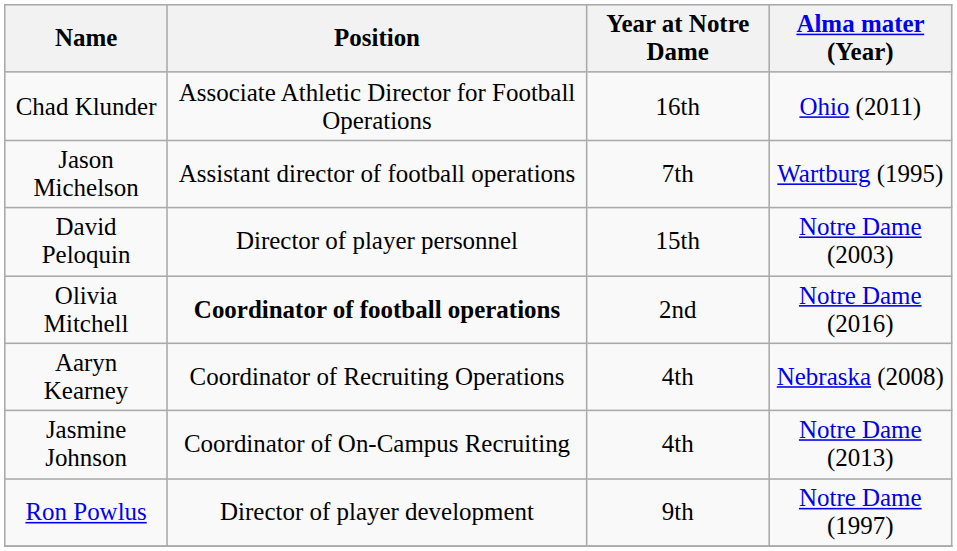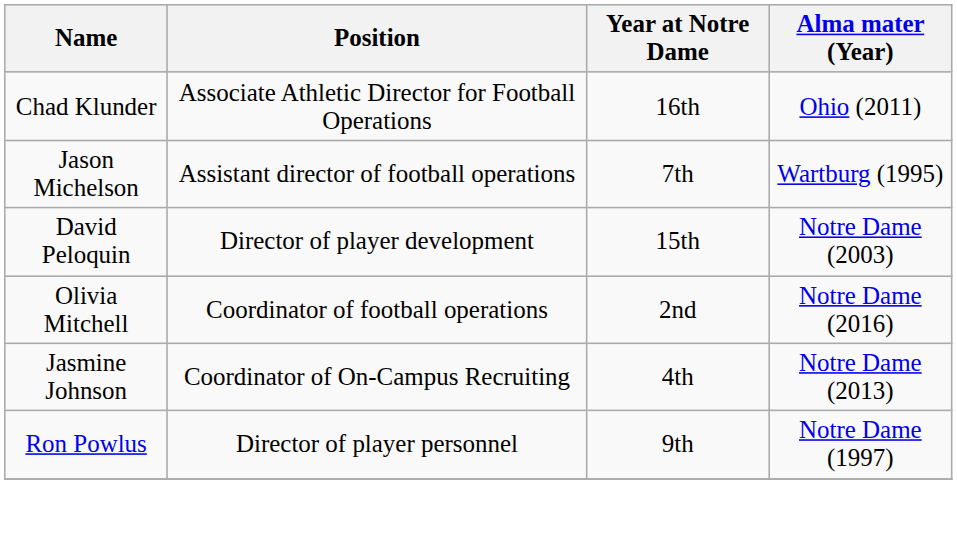(377, 241) Director of player personnel -> (377, 241) Director of player development
(377, 308) bold -> (377, 308) normal
- row: (86, 376)
(377, 511) Director of player development -> (377, 444) Director of player personnel
